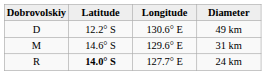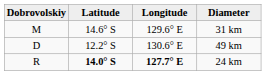rows swapped: (229, 29) <-> (229, 45)
(165, 62) normal -> (165, 62) bold
